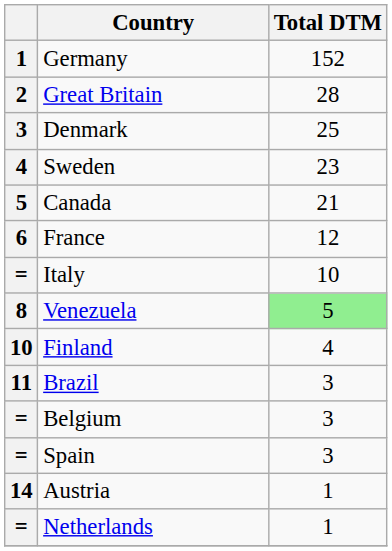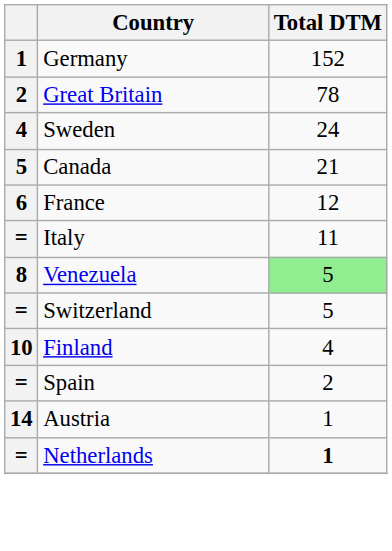(328, 94) 28 -> (328, 94) 78
- row: (85, 130)
(328, 166) 23 -> (328, 130) 24
(328, 274) 10 -> (328, 238) 11
+ row: (97, 310)
- row: (71, 382)
- row: (82, 418)
(328, 454) 3 -> (328, 382) 2
(328, 526) normal -> (328, 454) bold
